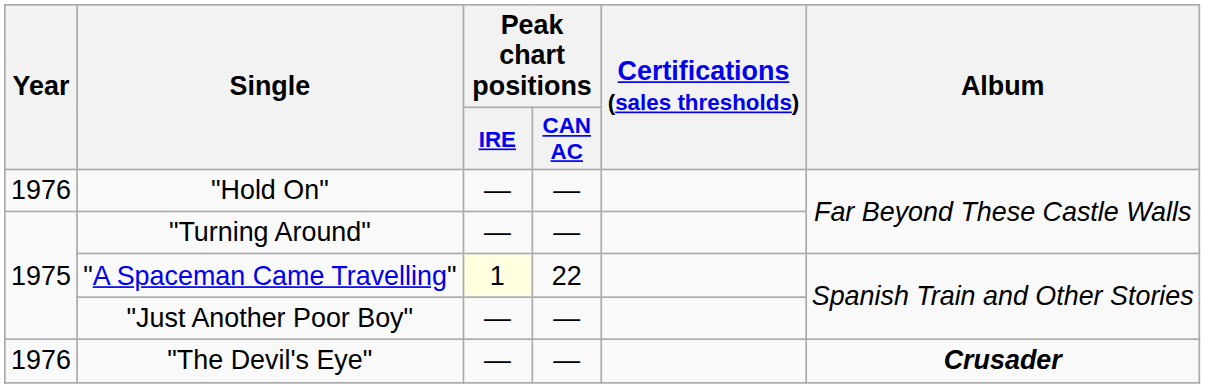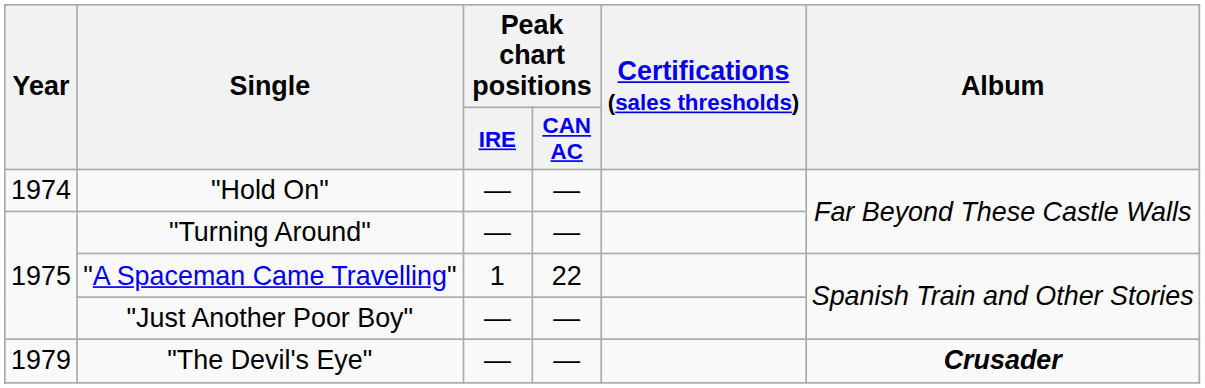(41, 189) 1976 -> (41, 189) 1974
(497, 275) lightyellow background -> (497, 275) no background
(41, 360) 1976 -> (41, 360) 1979
